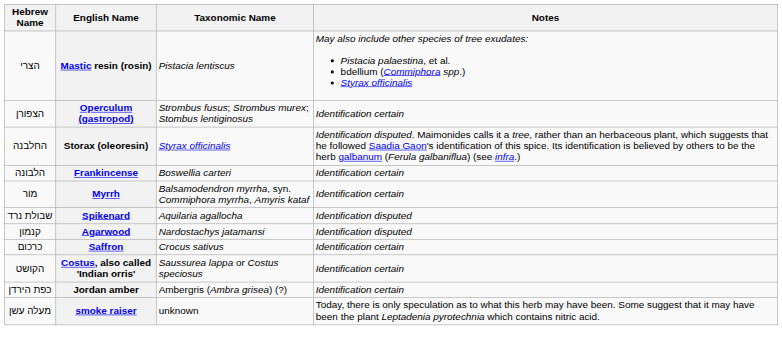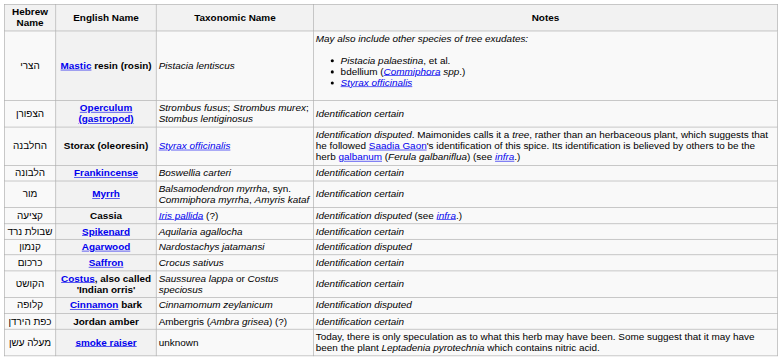+ row: (106, 215)
(364, 215) Identification disputed -> (360, 231) Identification certain
+ row: (106, 305)
